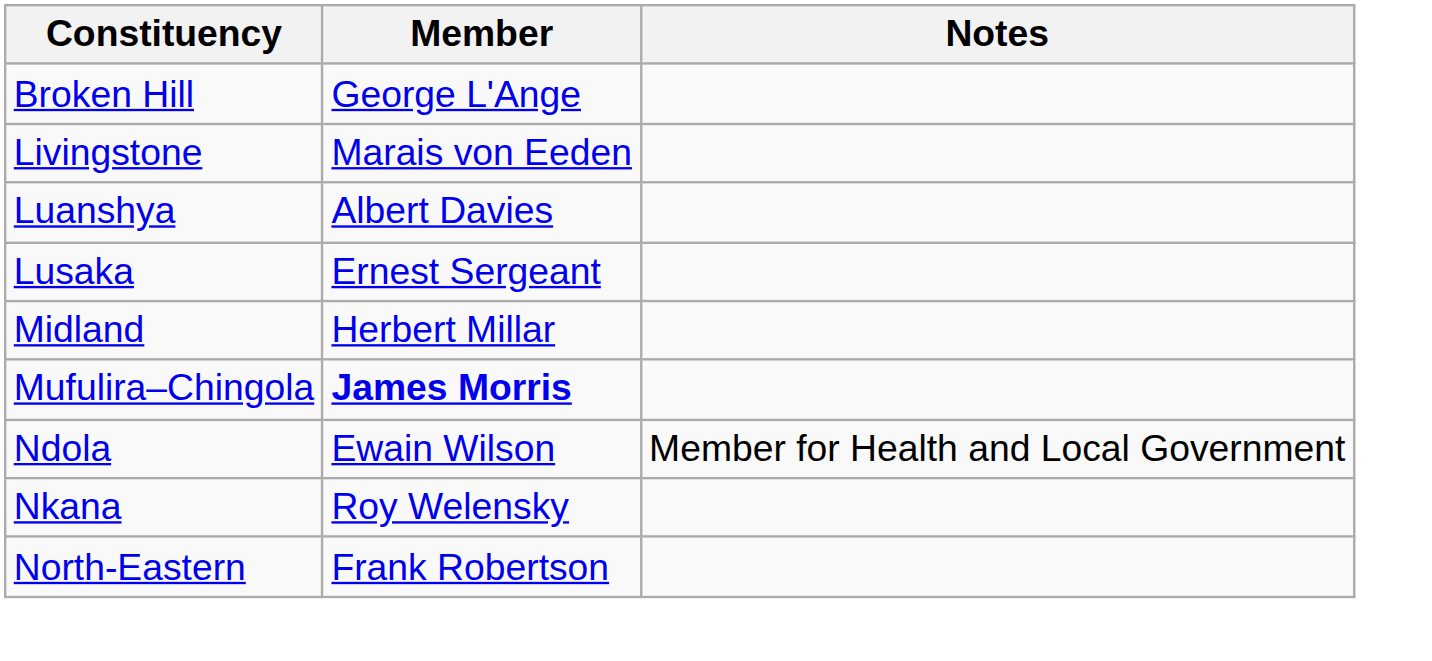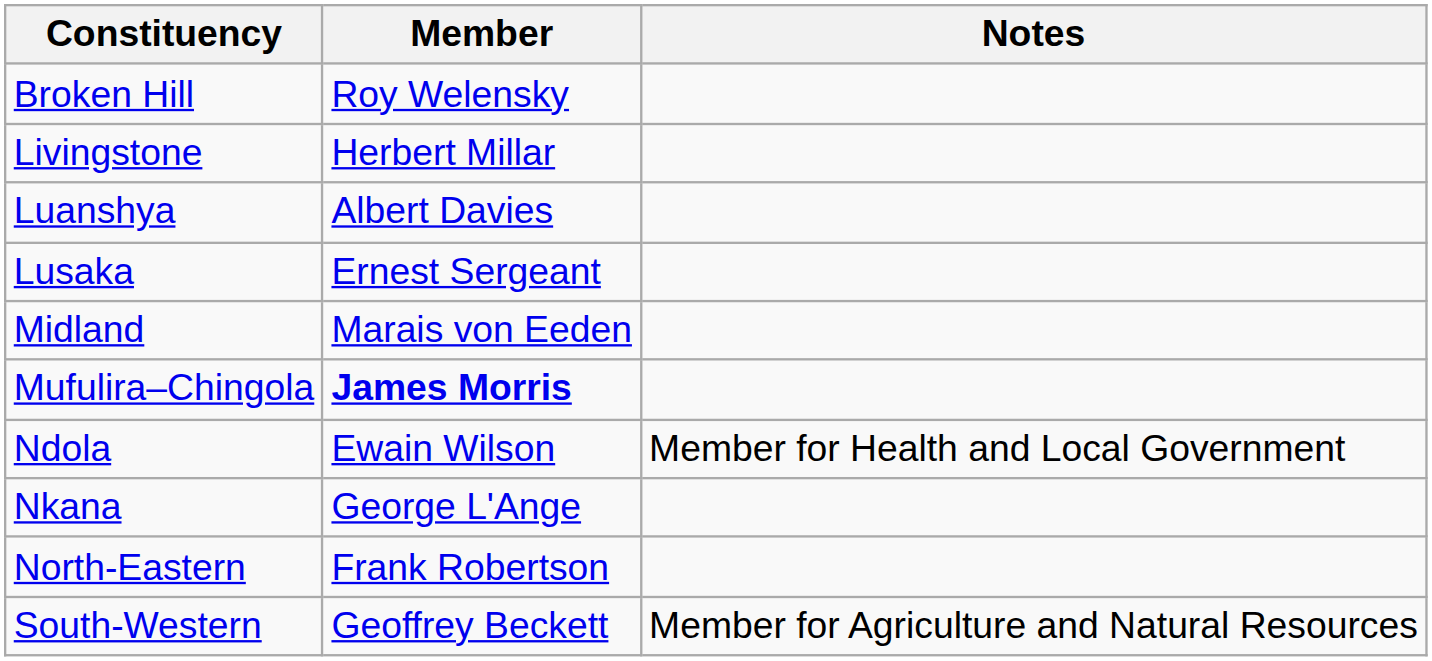(456, 93) George L'Ange -> (450, 93) Roy Welensky
(482, 152) Marais von Eeden -> (443, 152) Herbert Millar
(443, 329) Herbert Millar -> (482, 329) Marais von Eeden
(450, 507) Roy Welensky -> (456, 507) George L'Ange
+ row: (138, 625)
